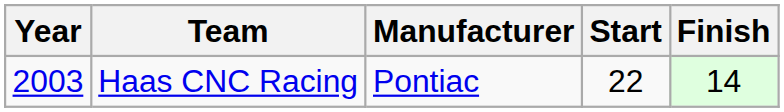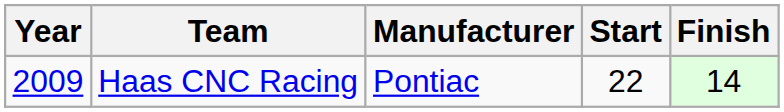(48, 81) 2003 -> (48, 81) 2009
